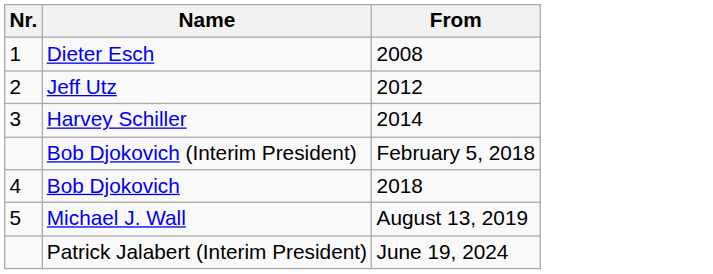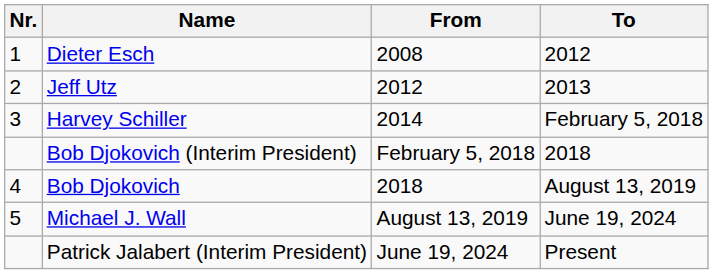+ column: (624, 20)
